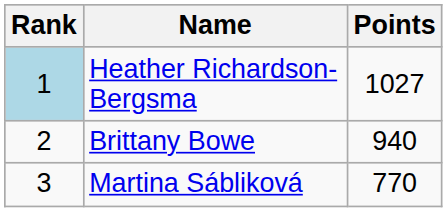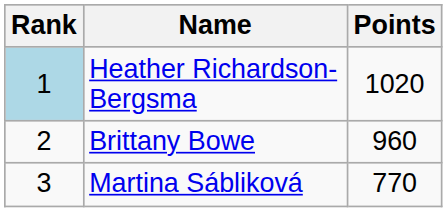(395, 83) 1027 -> (395, 83) 1020
(395, 141) 940 -> (395, 141) 960
